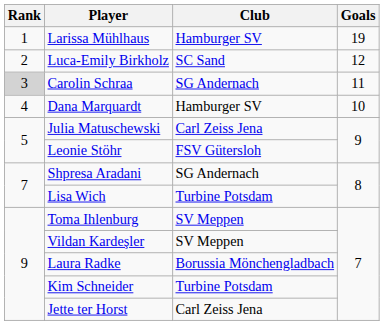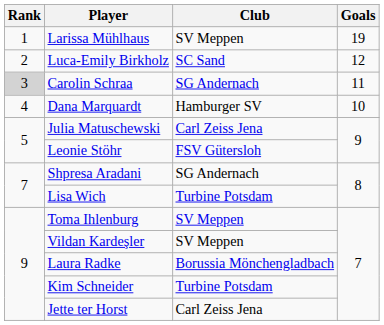(219, 38) Hamburger SV -> (210, 38) SV Meppen
